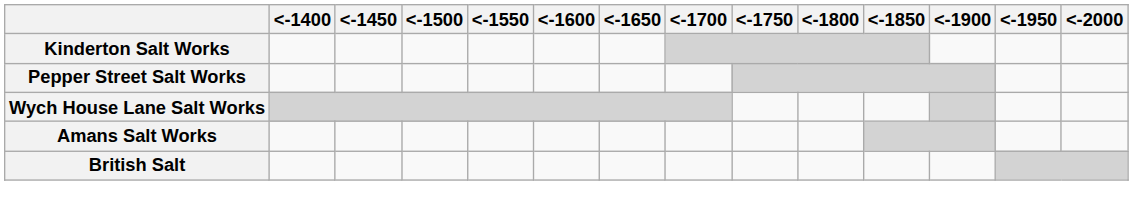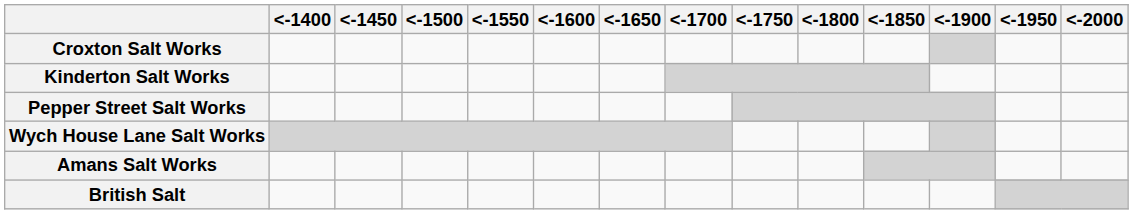+ row: (137, 49)
